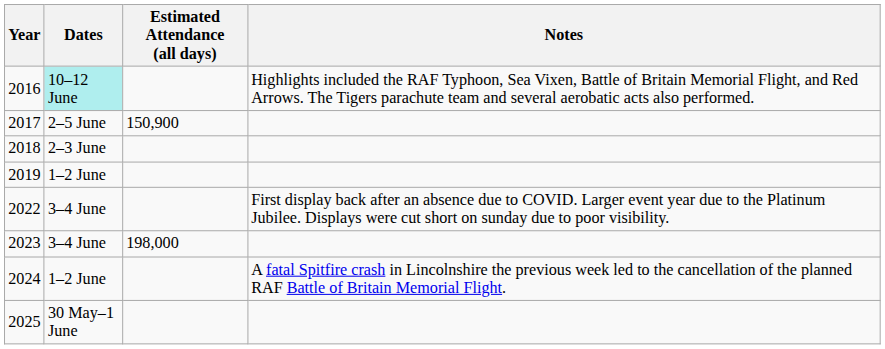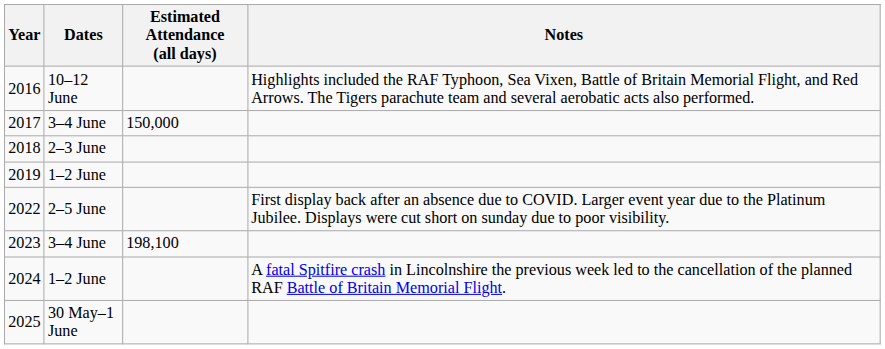(68, 88) paleturquoise background -> (68, 88) no background
(77, 123) 2–5 June -> (77, 123) 3–4 June
(152, 123) 150,900 -> (152, 123) 150,000
(77, 209) 3–4 June -> (77, 209) 2–5 June
(152, 243) 198,000 -> (152, 243) 198,100
